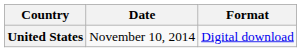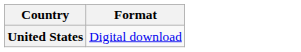- column: (142, 15)
